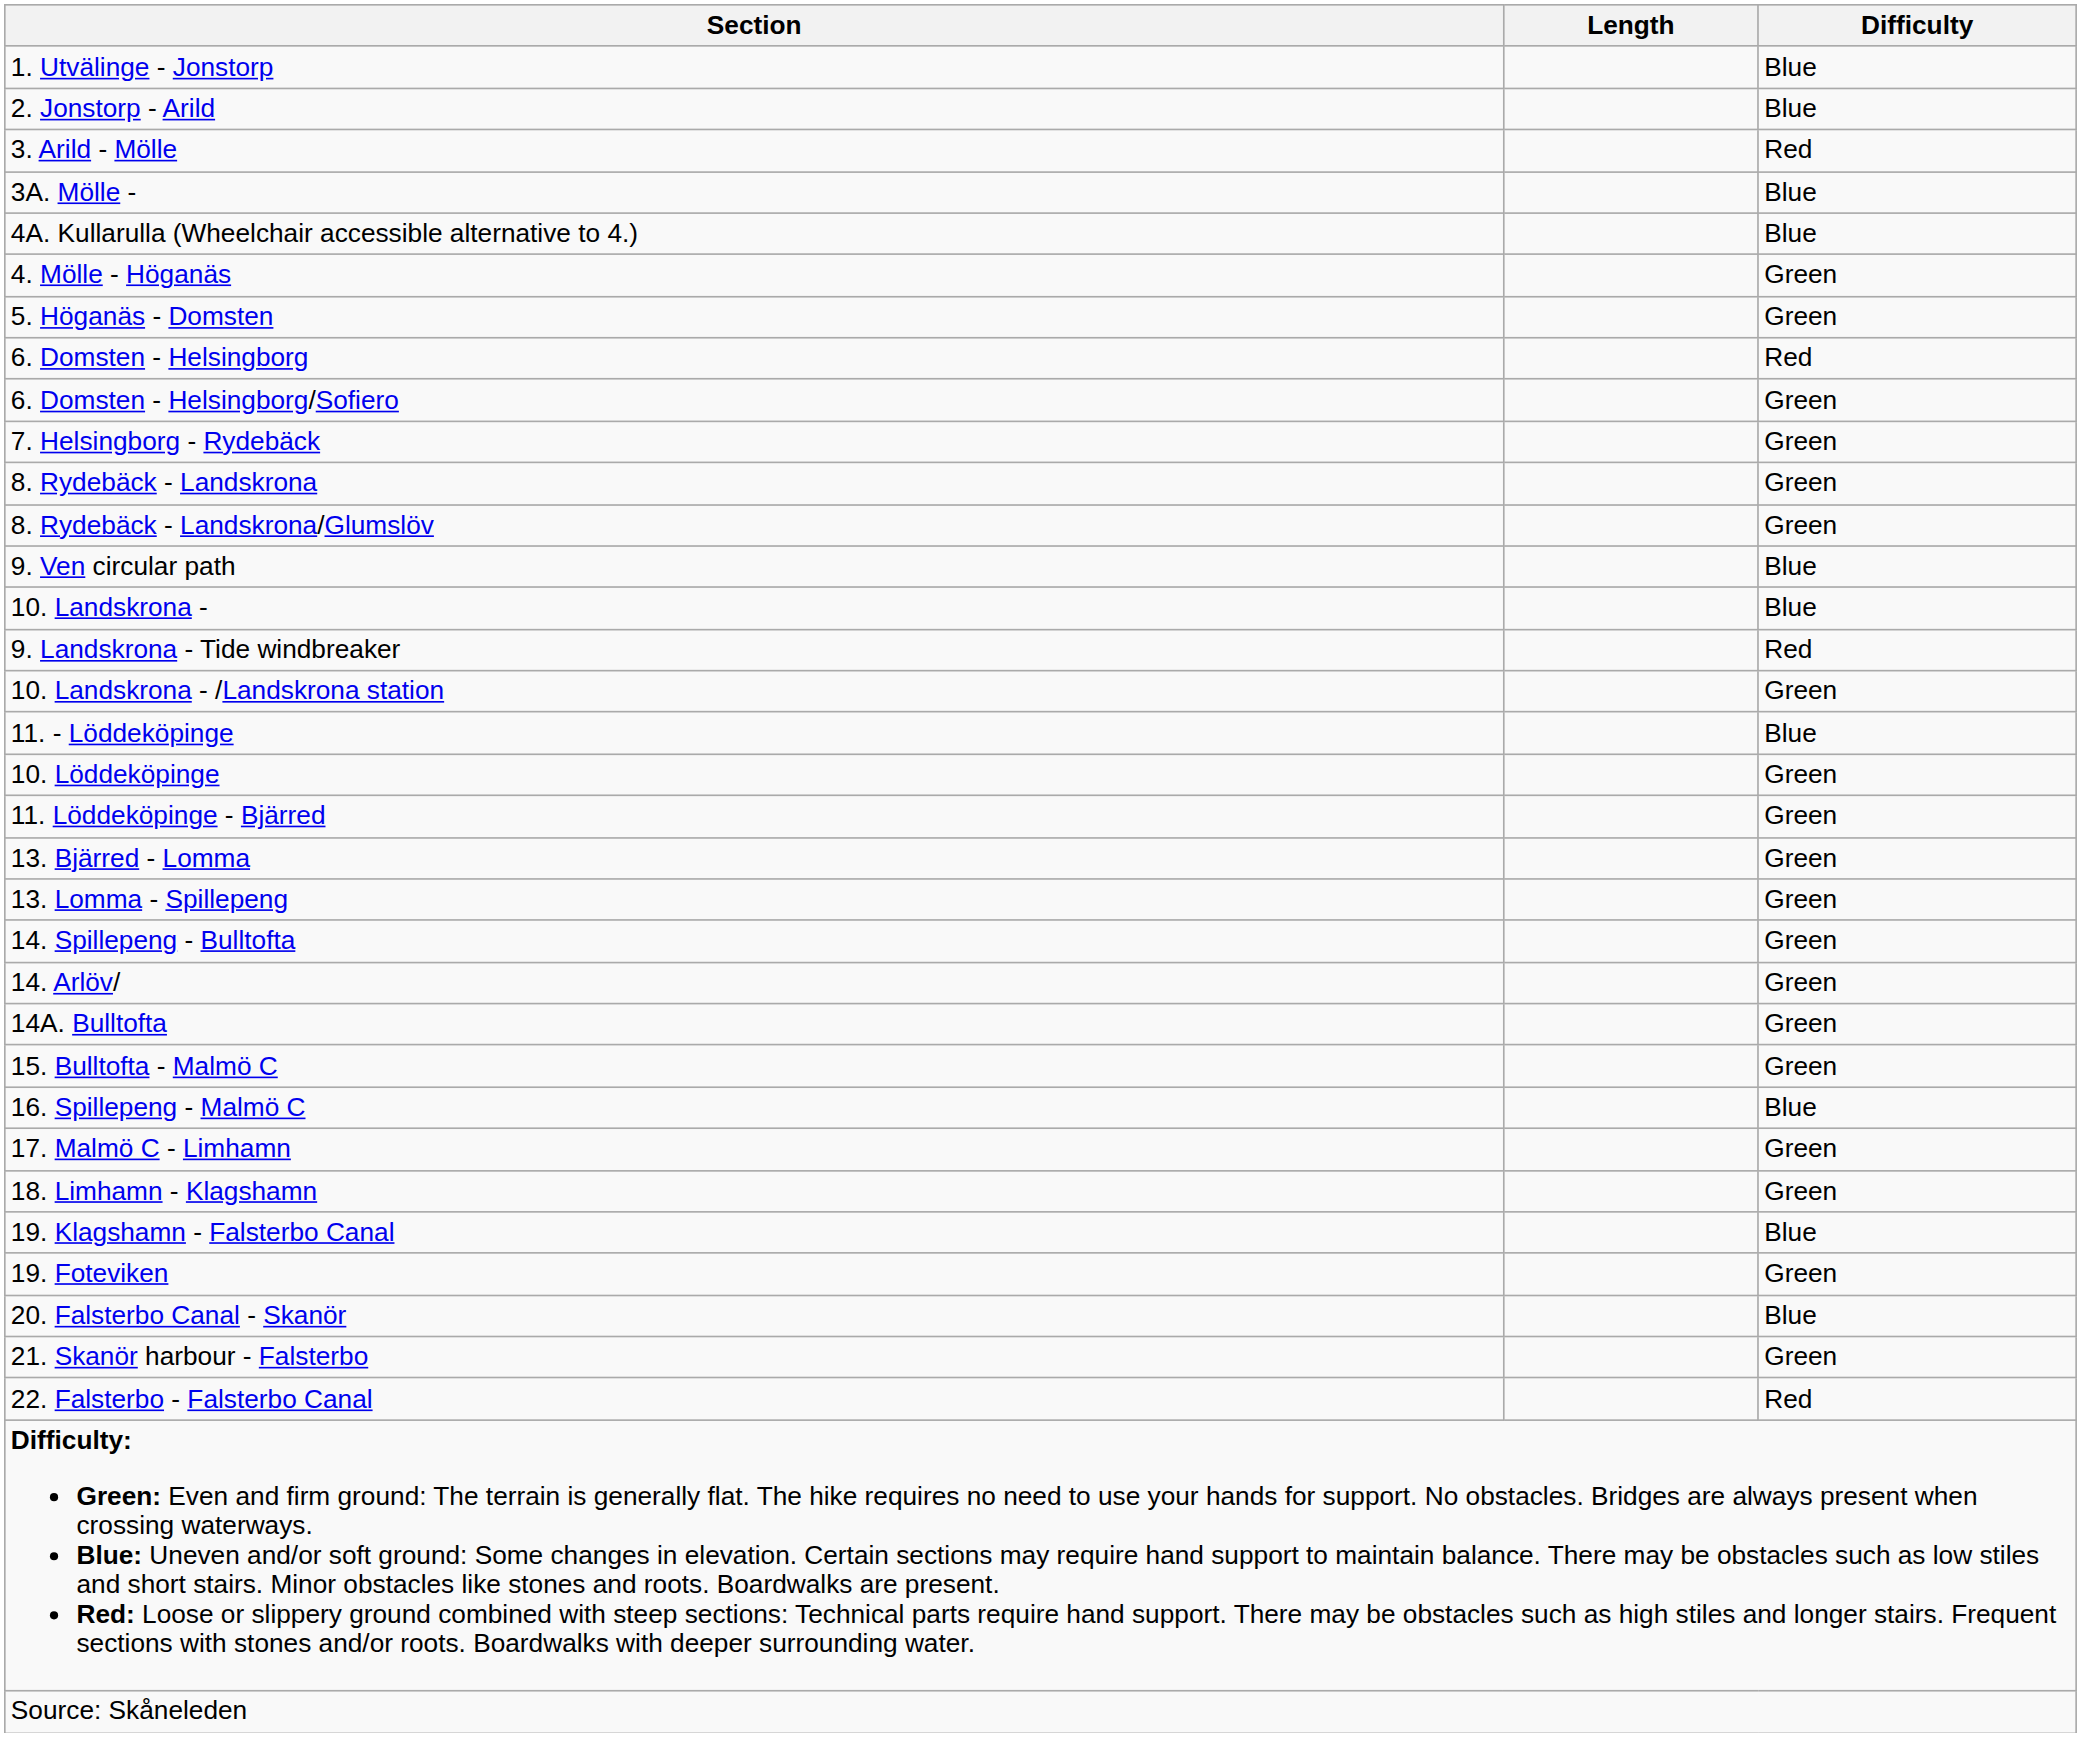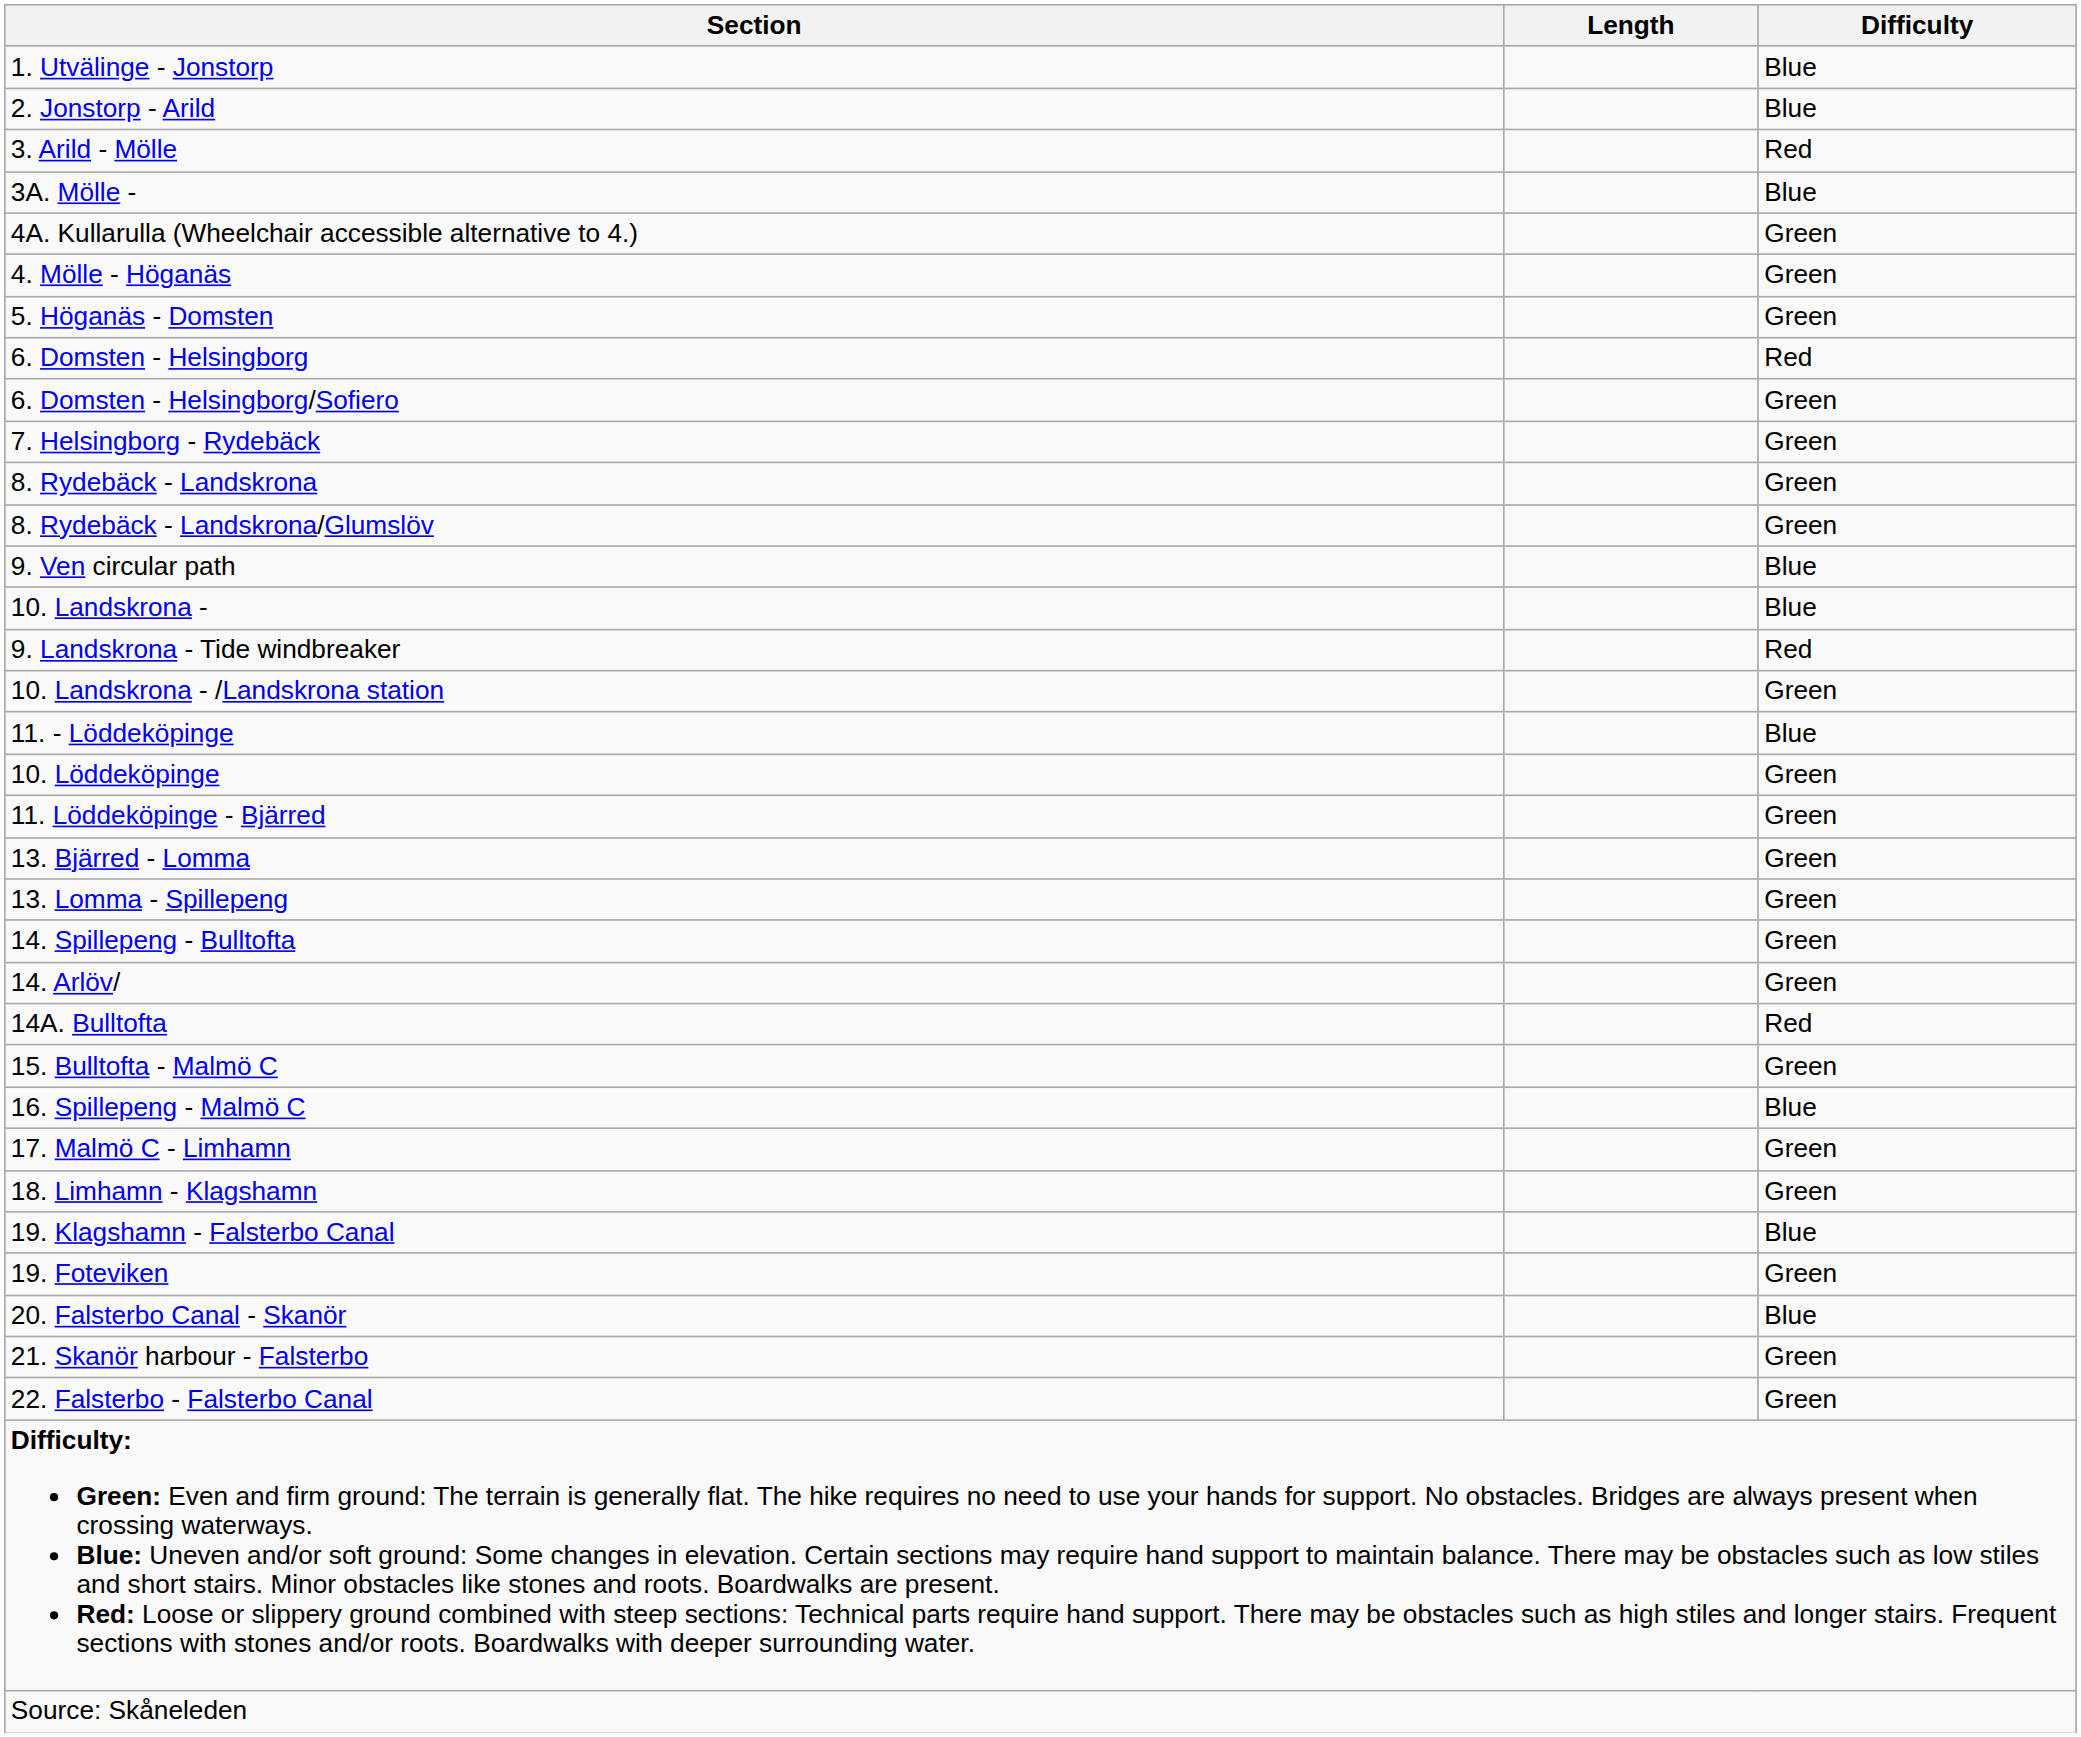(1790, 233) Blue -> (1801, 233) Green
(1801, 1024) Green -> (1788, 1024) Red
(1788, 1398) Red -> (1801, 1398) Green
